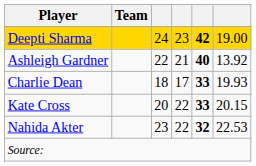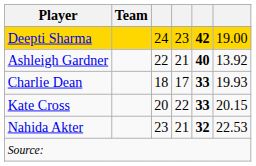(182, 127) 22 -> (182, 127) 21
